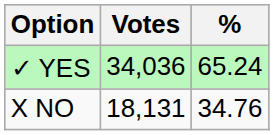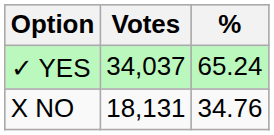(146, 66) 34,036 -> (146, 66) 34,037
